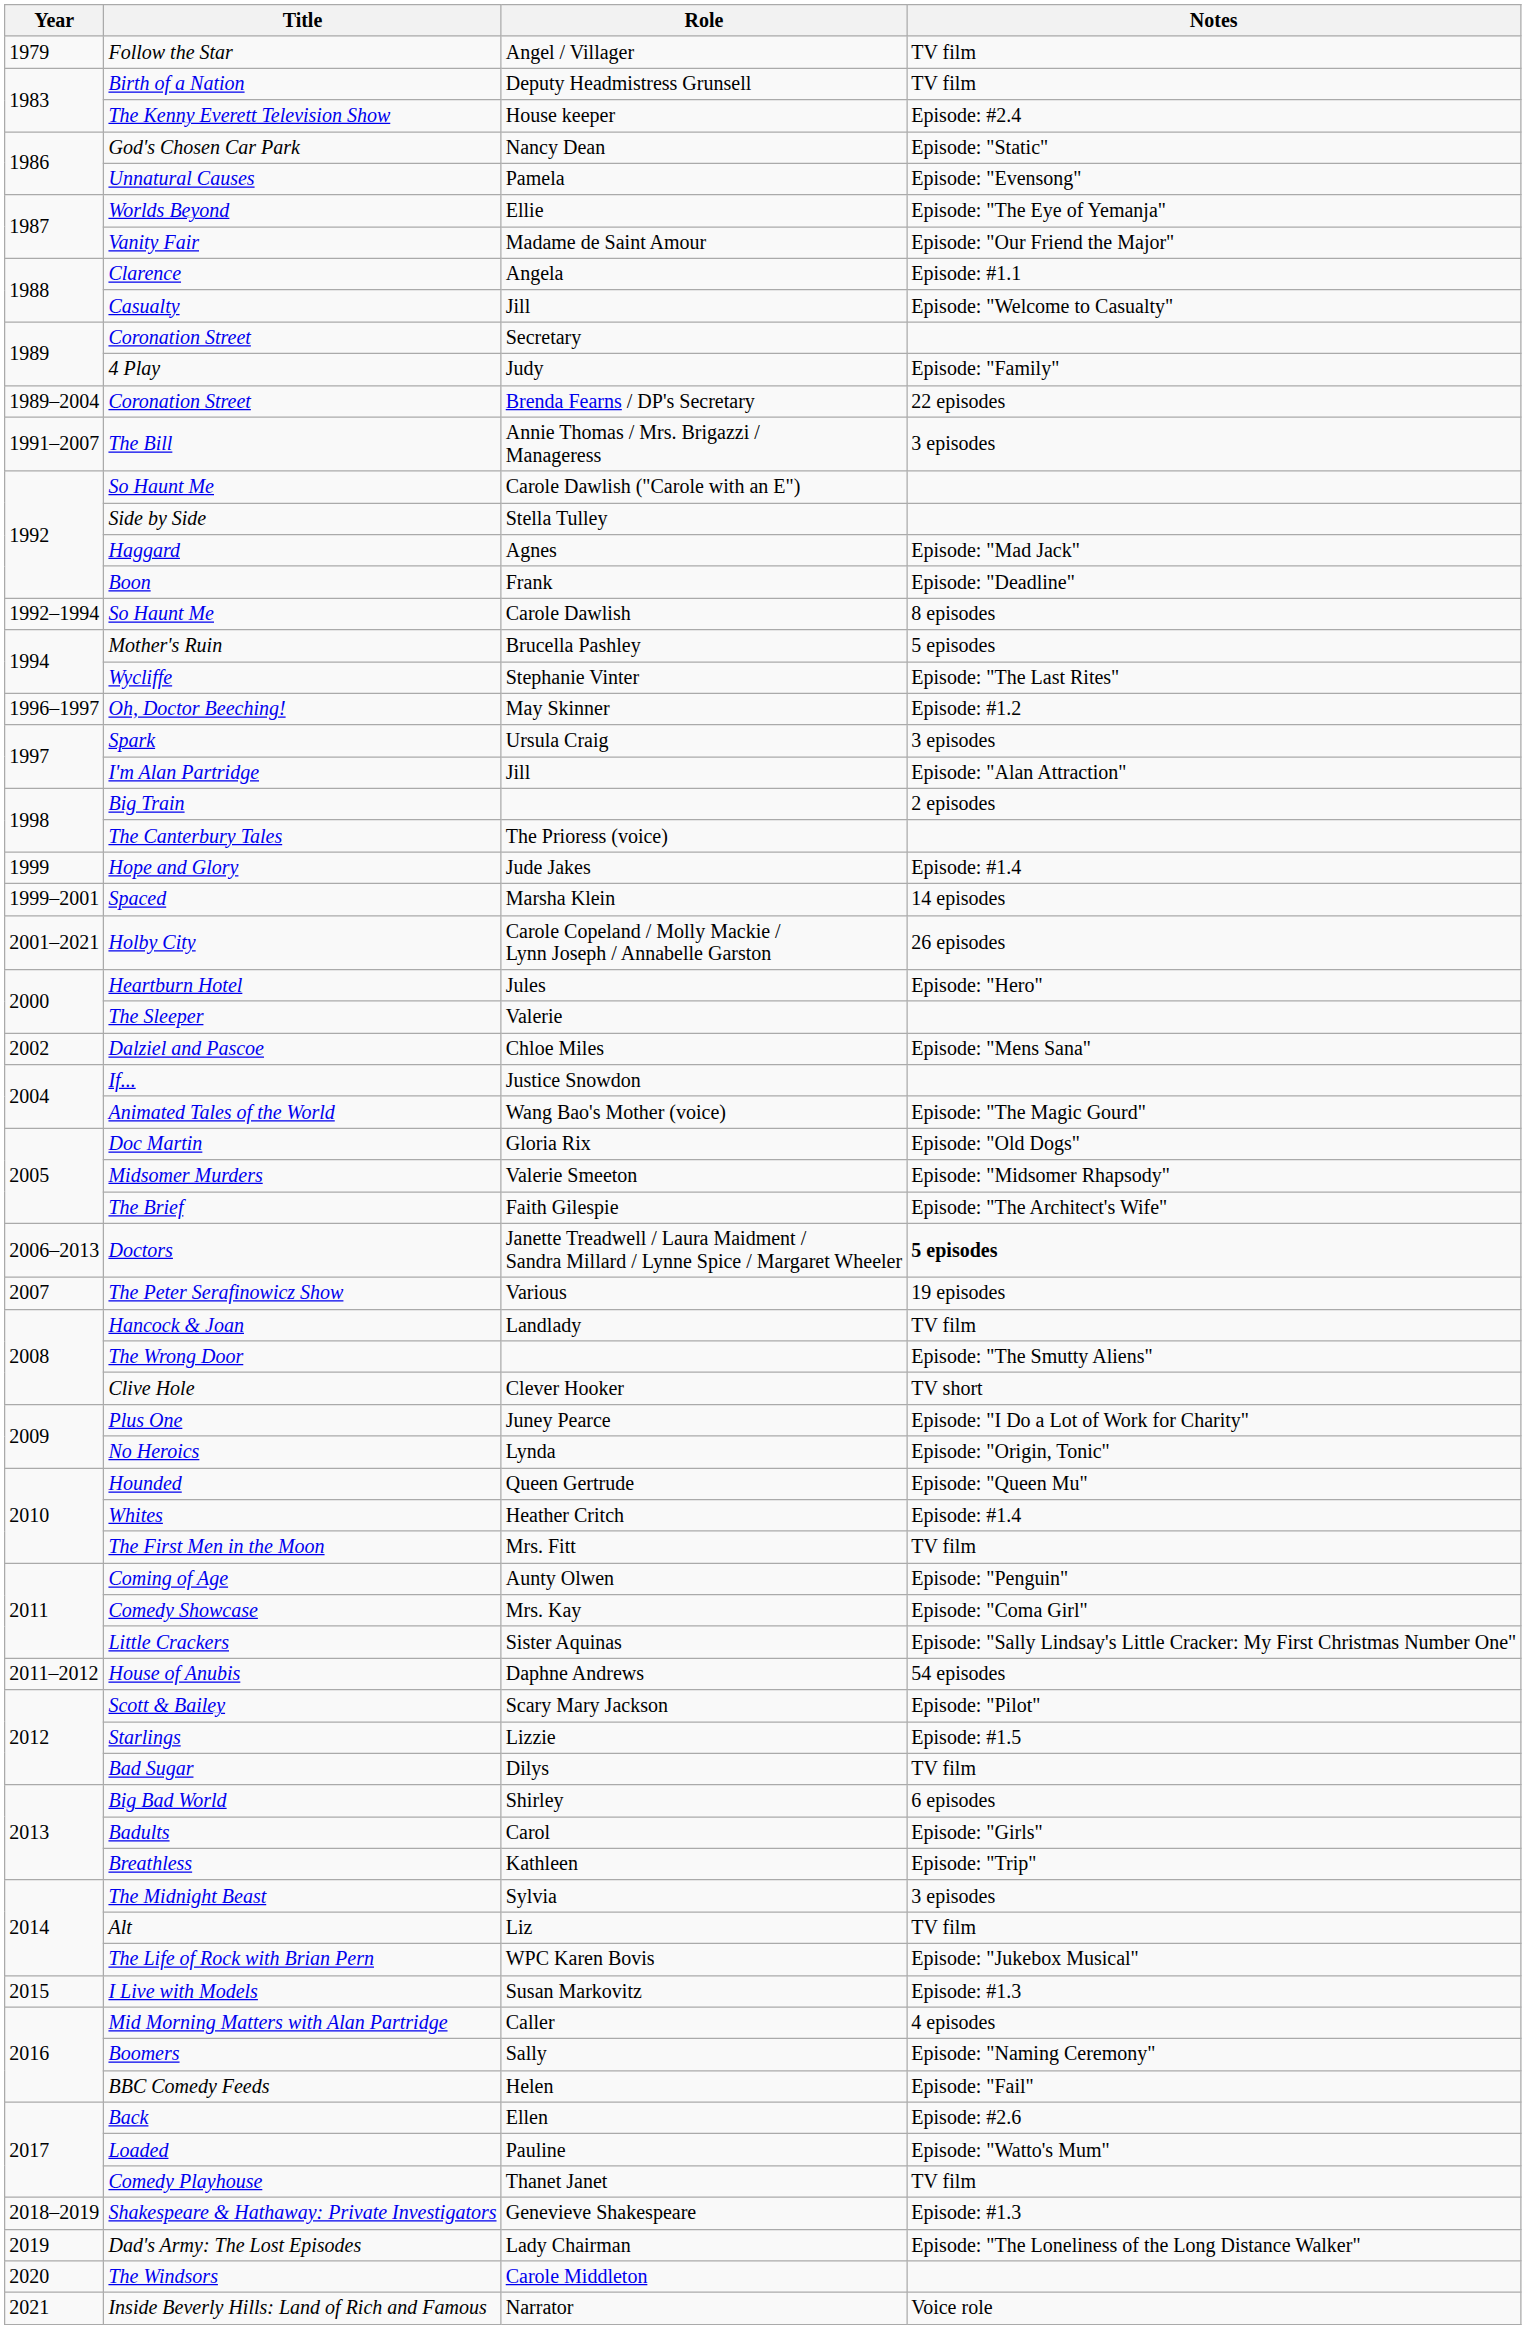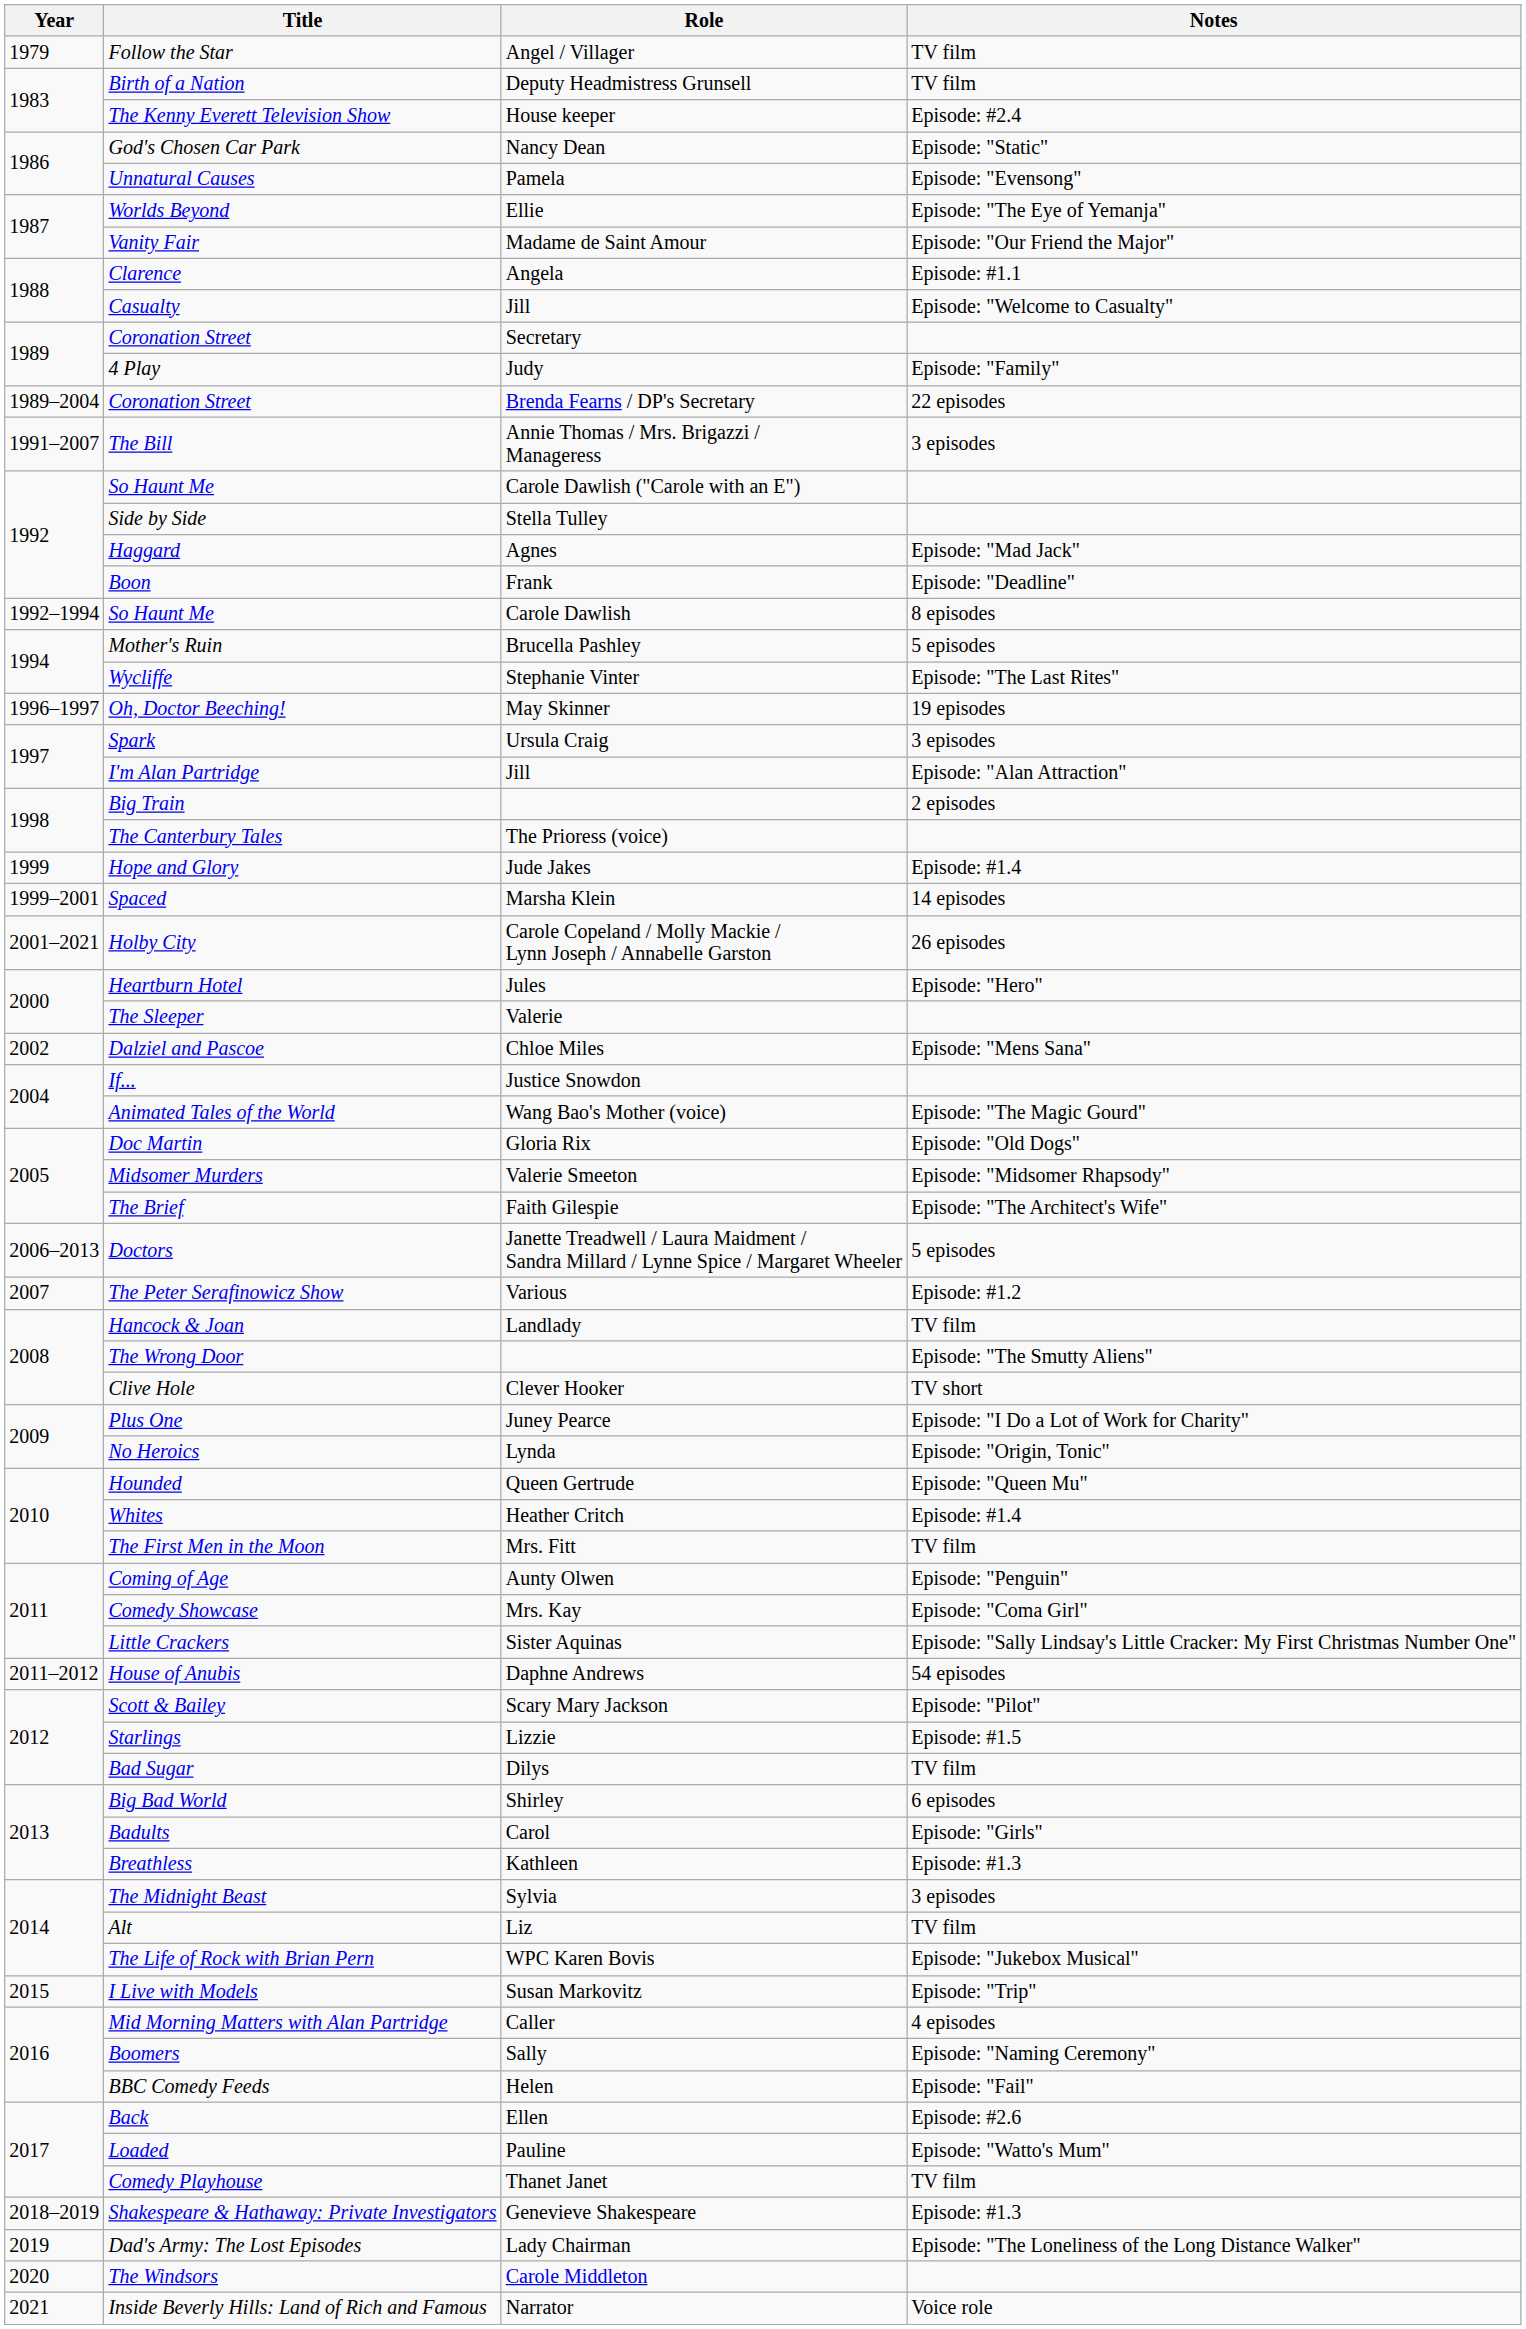(966, 708) Episode: #1.2 -> (958, 708) 19 episodes
(954, 1250) bold -> (953, 1250) normal
(958, 1293) 19 episodes -> (966, 1293) Episode: #1.2
(974, 1864) Episode: "Trip" -> (966, 1864) Episode: #1.3
(966, 1990) Episode: #1.3 -> (974, 1990) Episode: "Trip"
